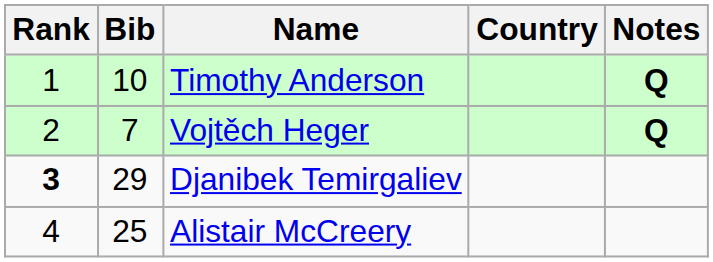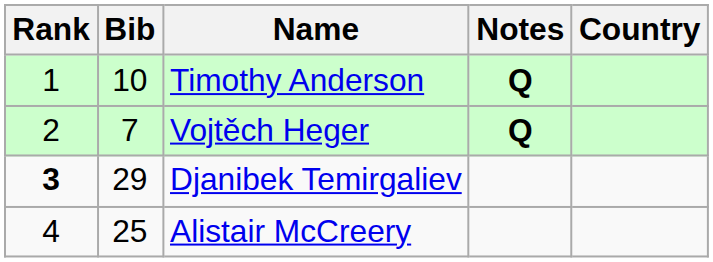columns swapped: (537, 29) <-> (656, 29)
